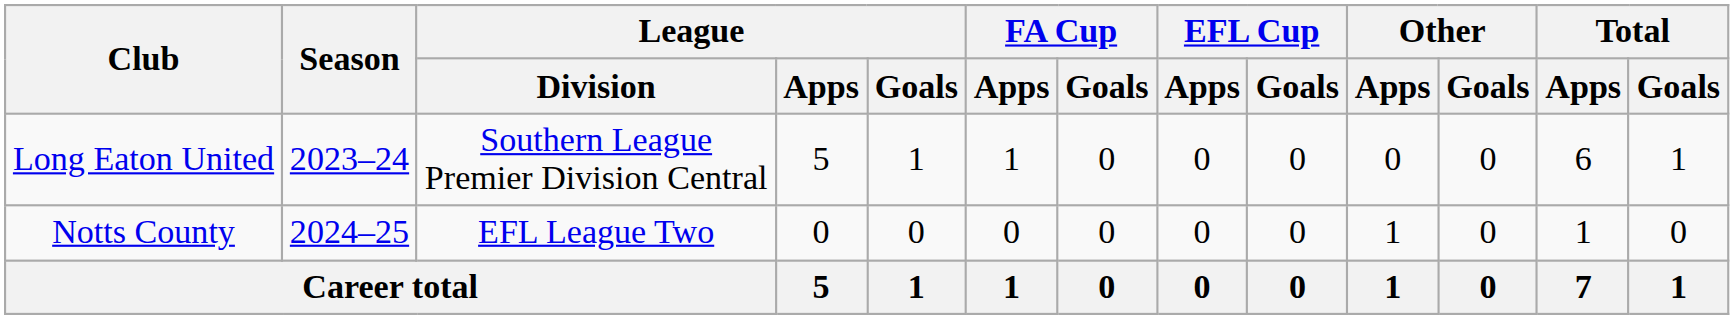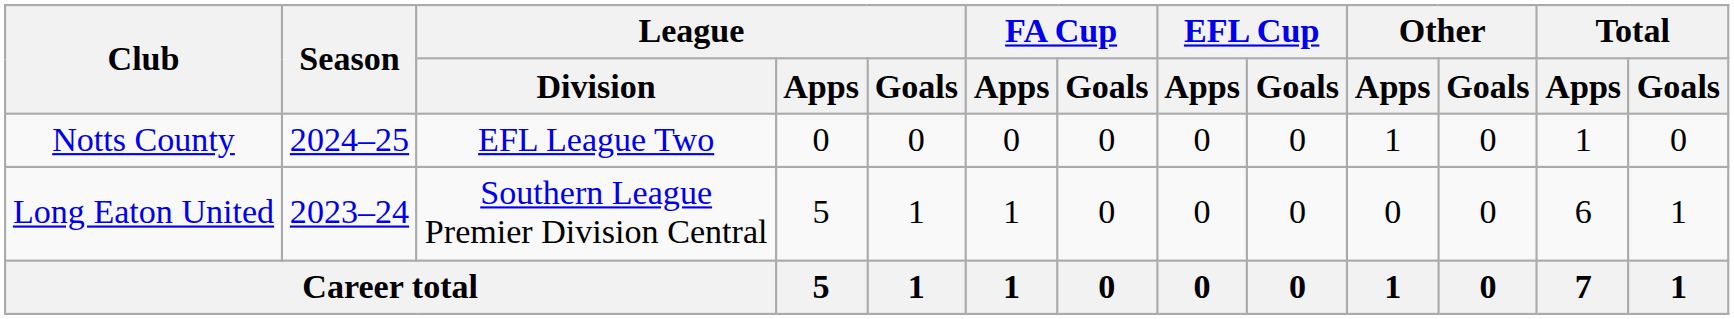rows swapped: (144, 158) <-> (144, 232)
